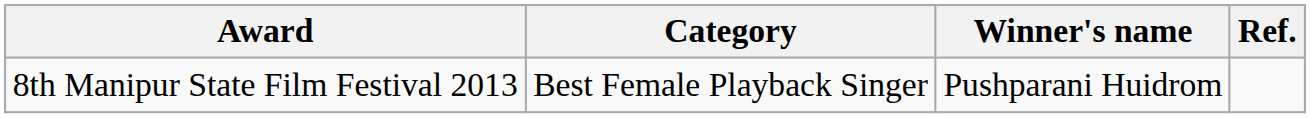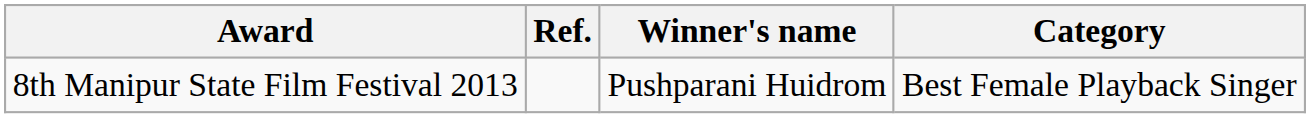columns swapped: (731, 31) <-> (1267, 31)
